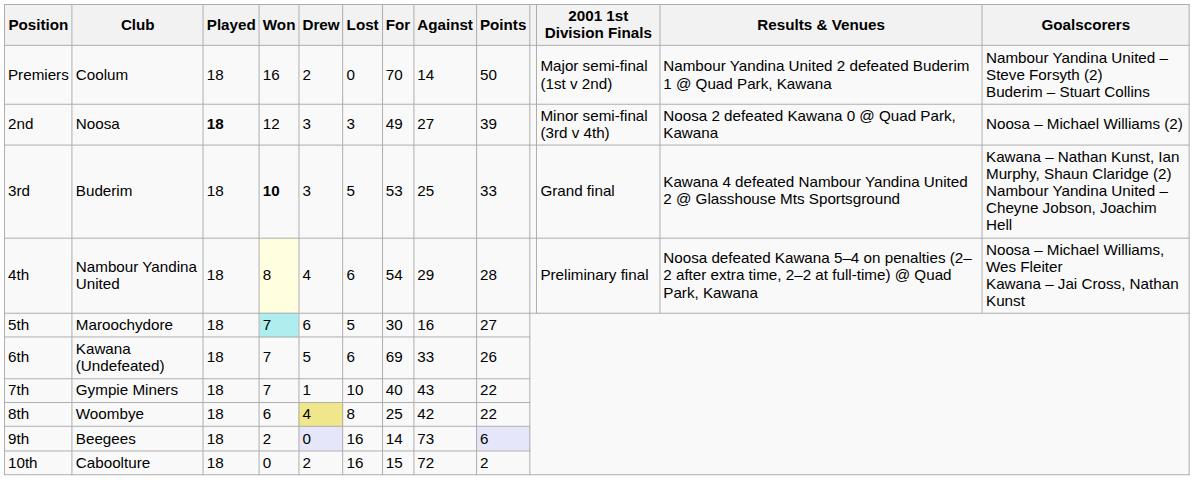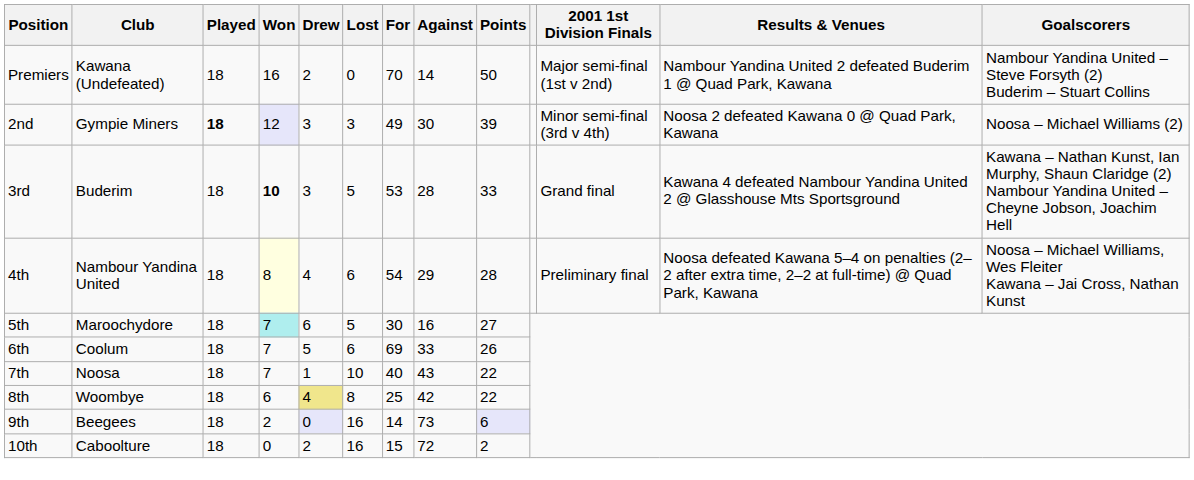(102, 74) Coolum -> (120, 74) Kawana (Undefeated)
(98, 124) Noosa -> (127, 124) Gympie Miners
(271, 124) no background -> (271, 124) lavender background
(426, 124) 27 -> (426, 124) 30
(426, 191) 25 -> (426, 191) 28
(120, 357) Kawana (Undefeated) -> (102, 349) Coolum
(127, 390) Gympie Miners -> (98, 373) Noosa
